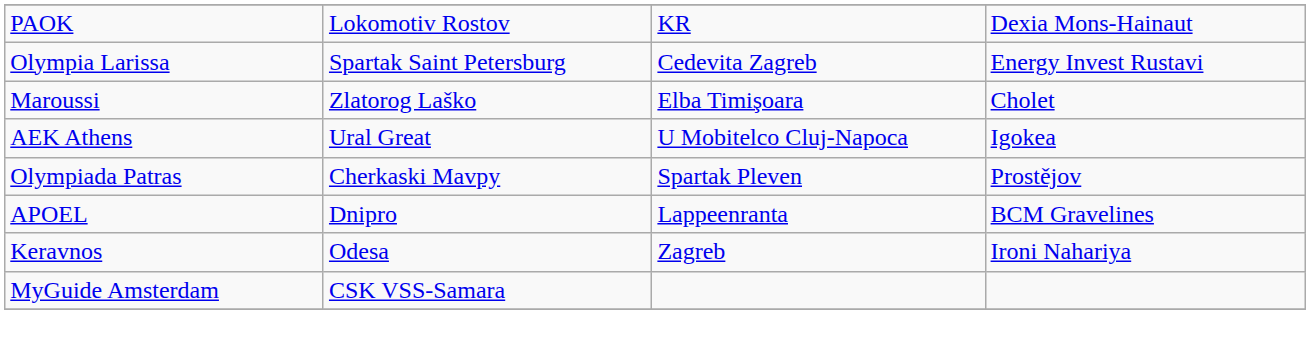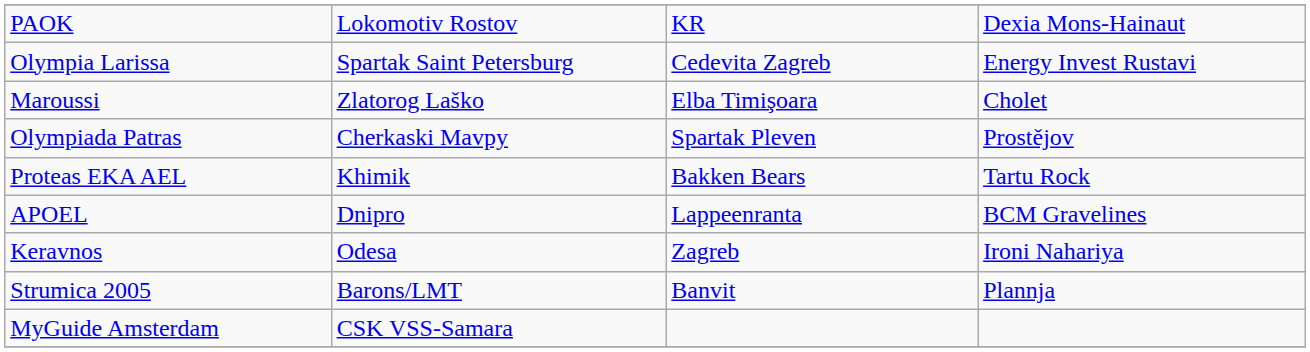- row: (71, 137)
+ row: (98, 175)
+ row: (81, 289)
